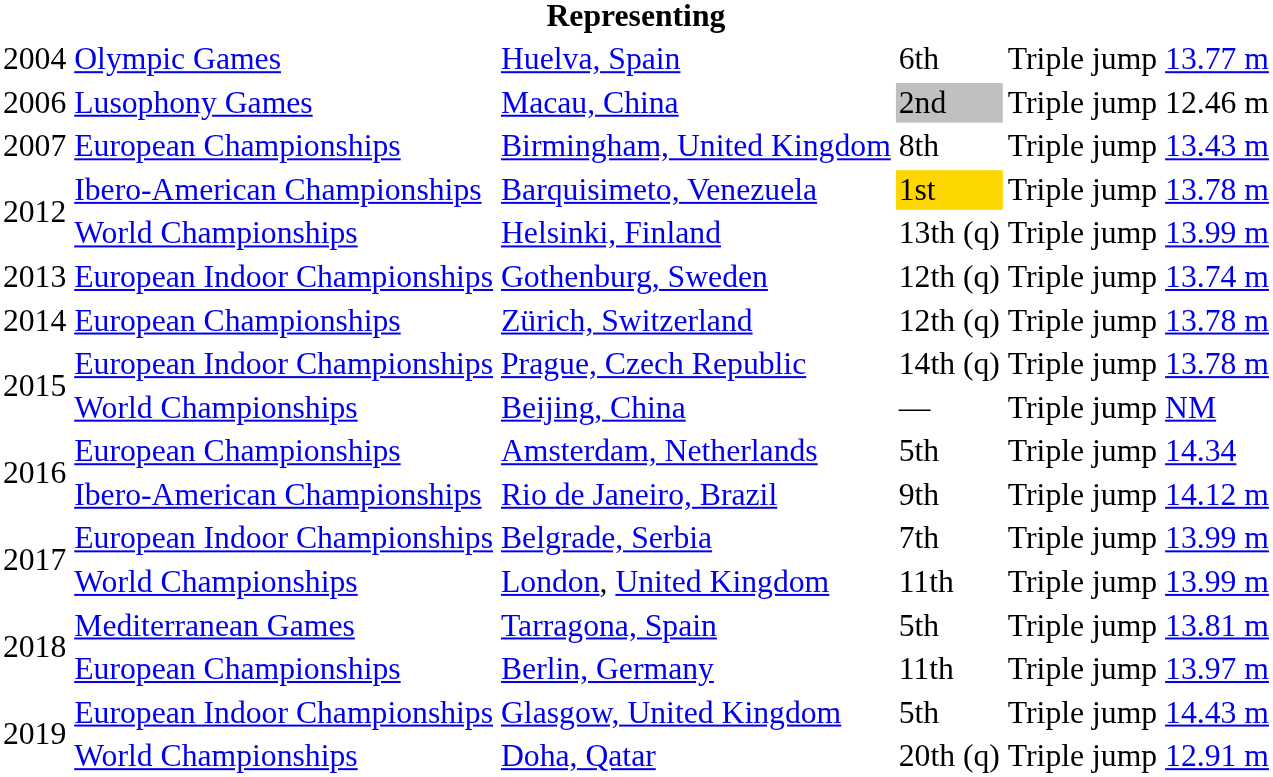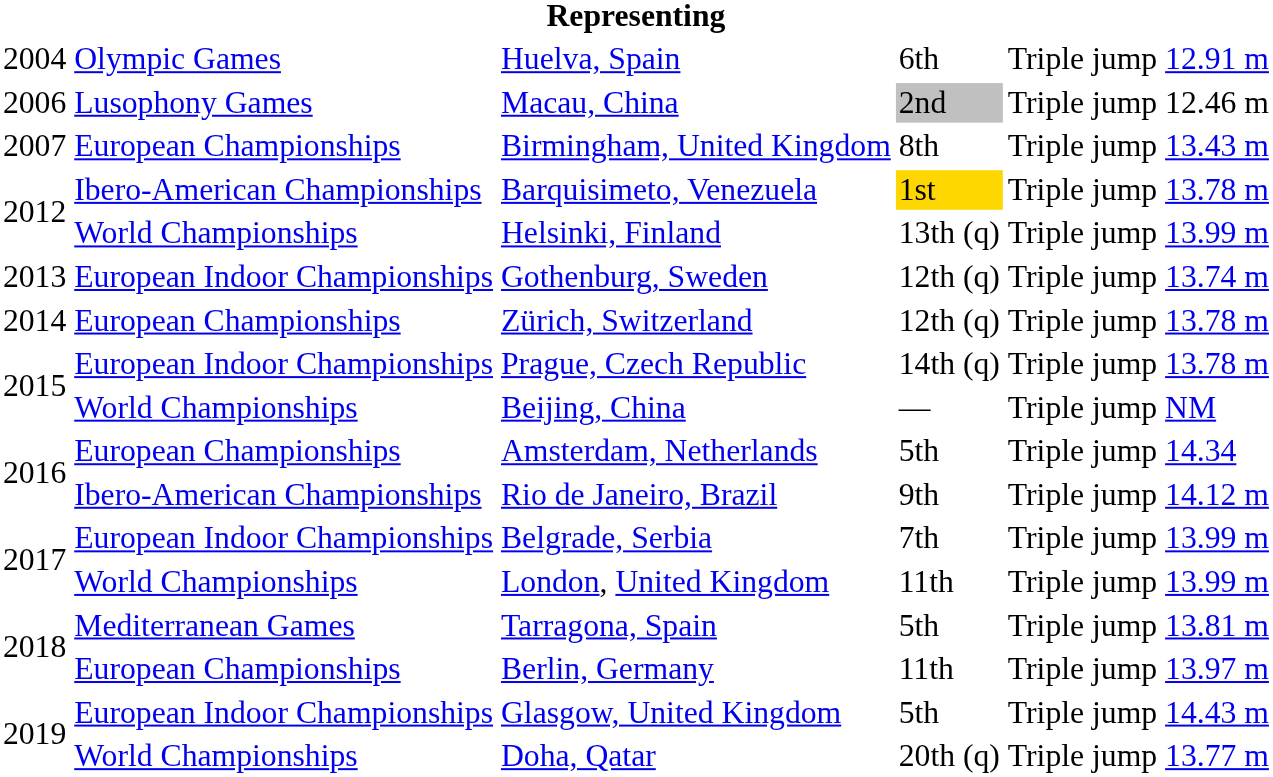(1217, 58) 13.77 m -> (1217, 58) 12.91 m
(1217, 755) 12.91 m -> (1217, 755) 13.77 m
